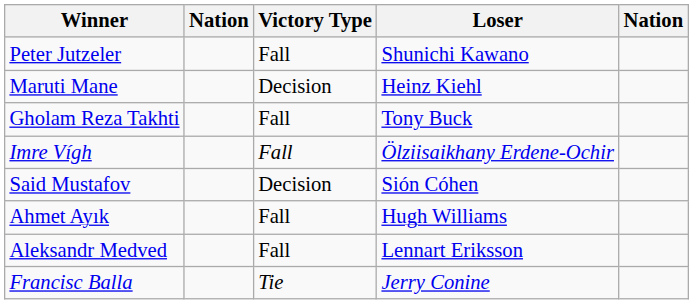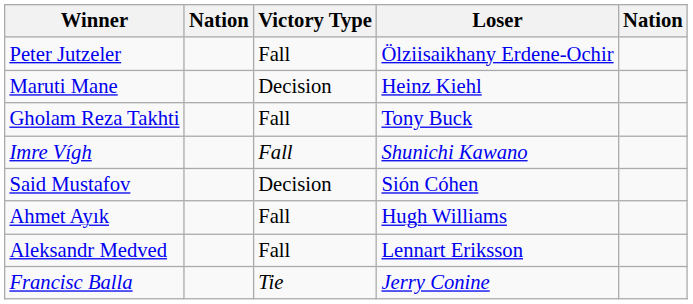(455, 53) Shunichi Kawano -> (497, 53) Ölziisaikhany Erdene-Ochir
(498, 151) Ölziisaikhany Erdene-Ochir -> (455, 151) Shunichi Kawano
